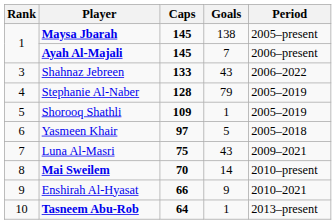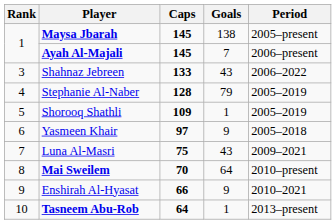(226, 131) 5 -> (226, 131) 9
(226, 170) 14 -> (226, 170) 64
